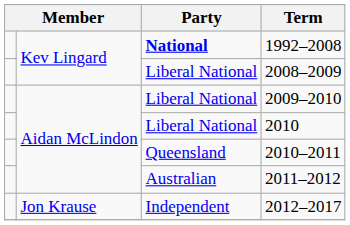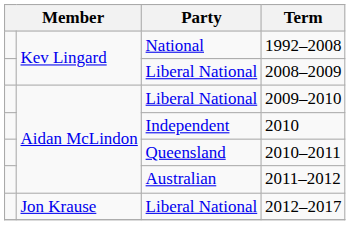(177, 44) bold -> (175, 44) normal
(201, 125) Liberal National -> (188, 125) Independent
(188, 206) Independent -> (201, 206) Liberal National
